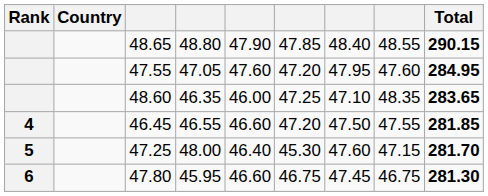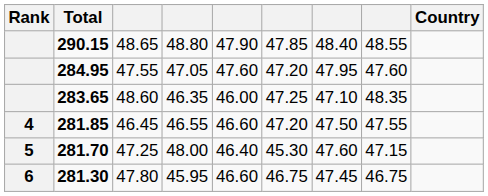columns swapped: (89, 17) <-> (454, 17)
